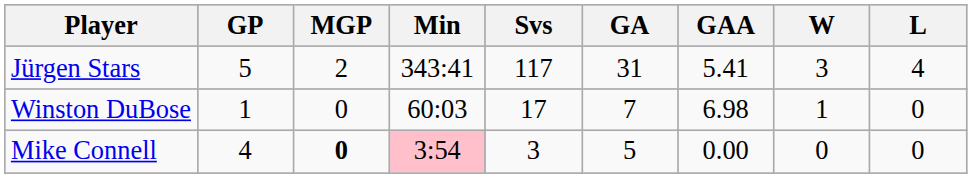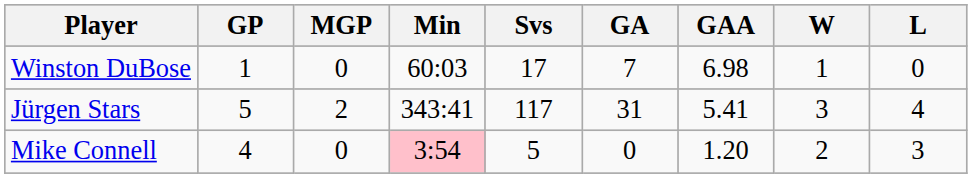rows swapped: (76, 67) <-> (101, 109)
(341, 151) bold -> (341, 151) normal
(533, 151) 3 -> (533, 151) 5
(630, 151) 5 -> (630, 151) 0
(726, 151) 0.00 -> (726, 151) 1.20
(822, 151) 0 -> (822, 151) 2
(918, 151) 0 -> (918, 151) 3
